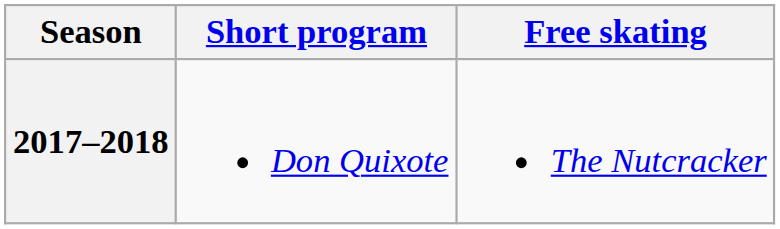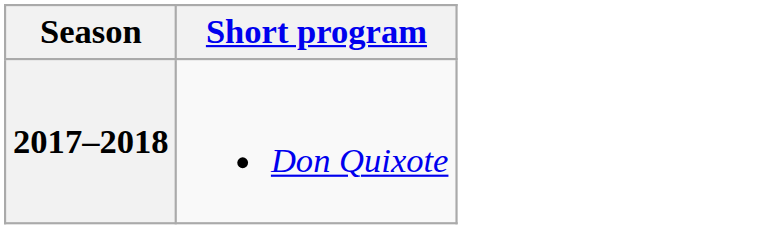- column: (616, 31)
